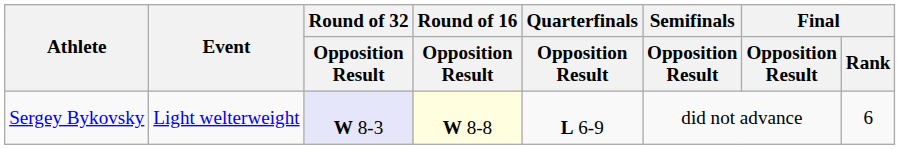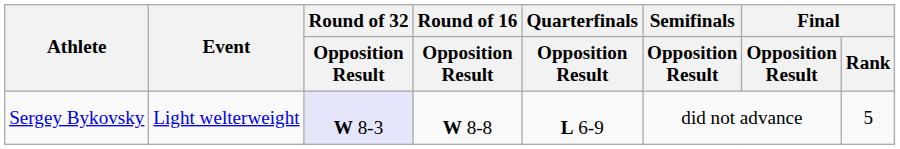(467, 129) lightyellow background -> (467, 129) no background
(868, 117) 6 -> (868, 117) 5
